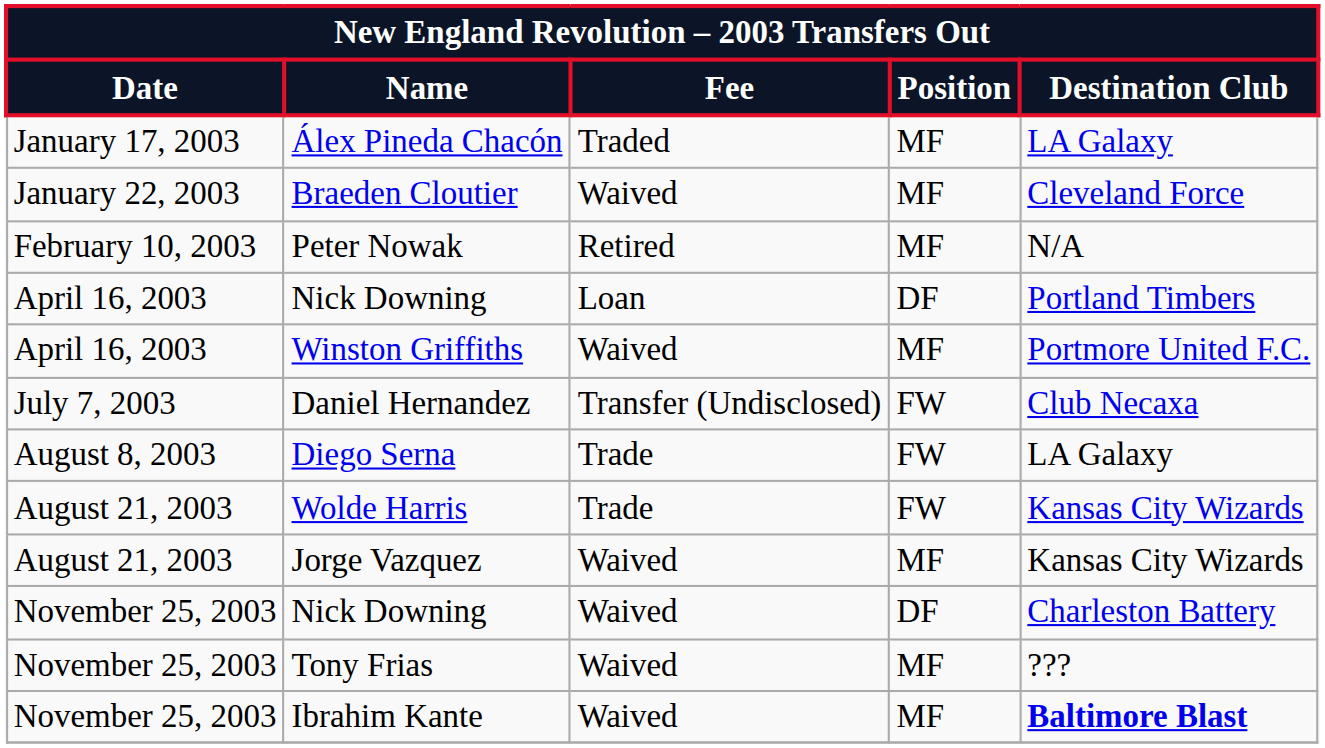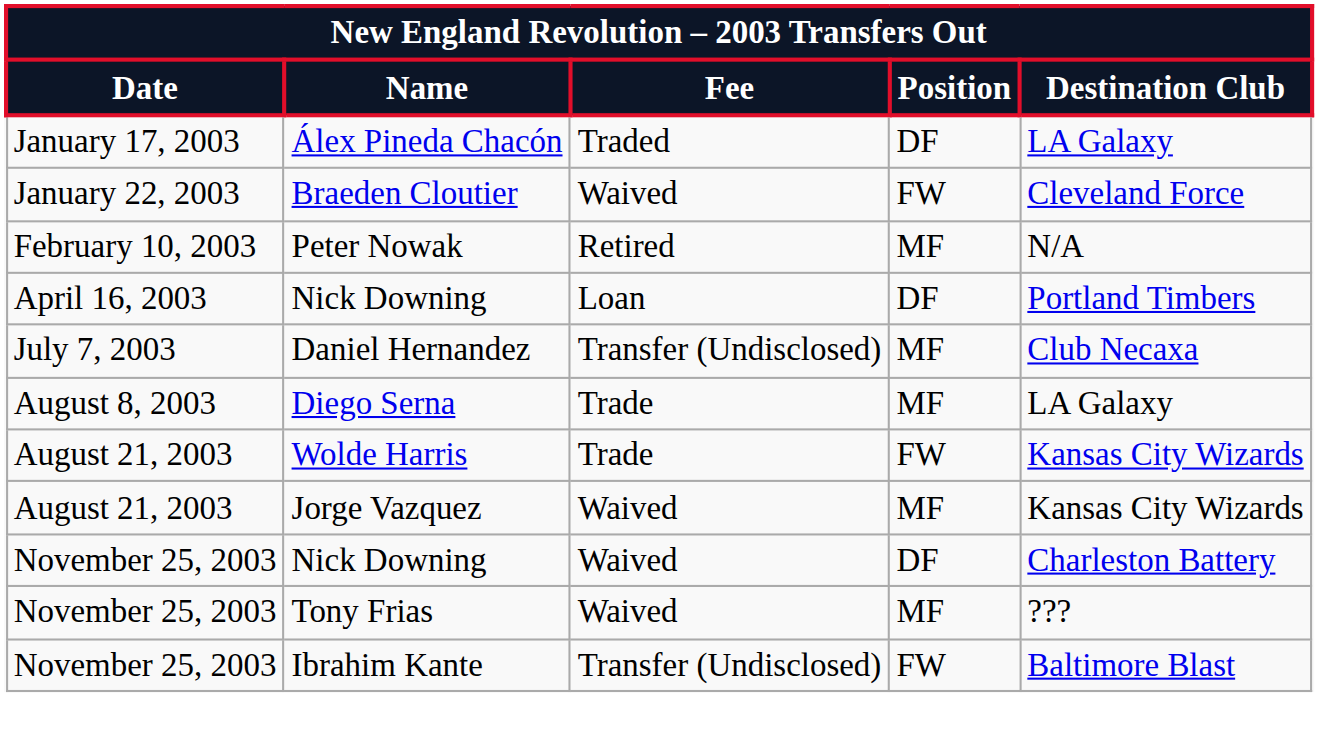(920, 141) MF -> (918, 141) DF
(920, 193) MF -> (921, 193) FW
- row: (110, 350)
(921, 402) FW -> (920, 350) MF
(921, 454) FW -> (920, 402) MF
(628, 716) Waived -> (730, 664) Transfer (Undisclosed)
(920, 716) MF -> (921, 664) FW
(1137, 716) bold -> (1131, 664) normal
